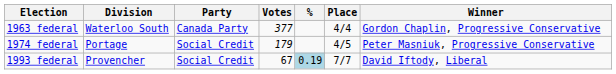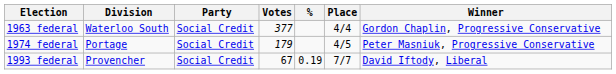(212, 29) Canada Party -> (215, 29) Social Credit
(310, 61) lightblue background -> (310, 61) no background
